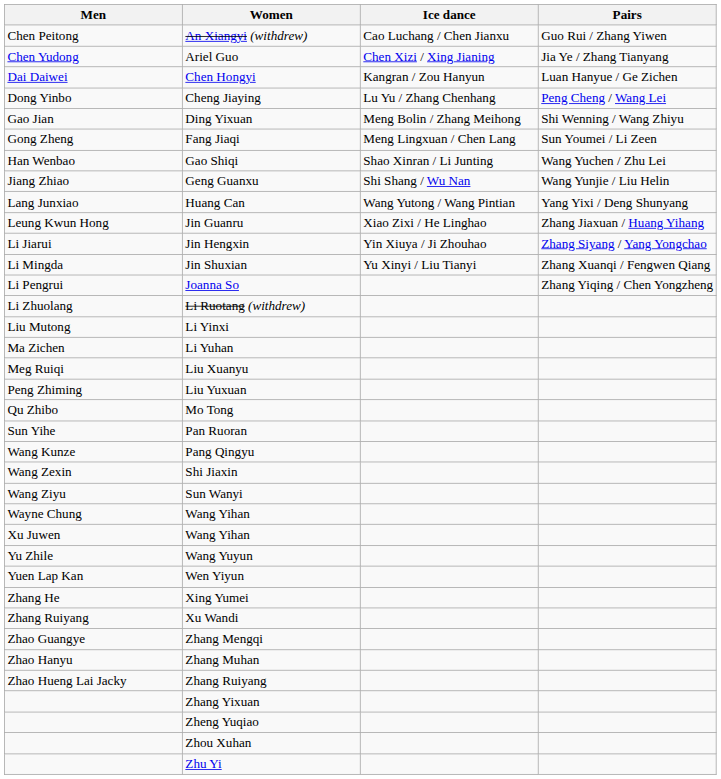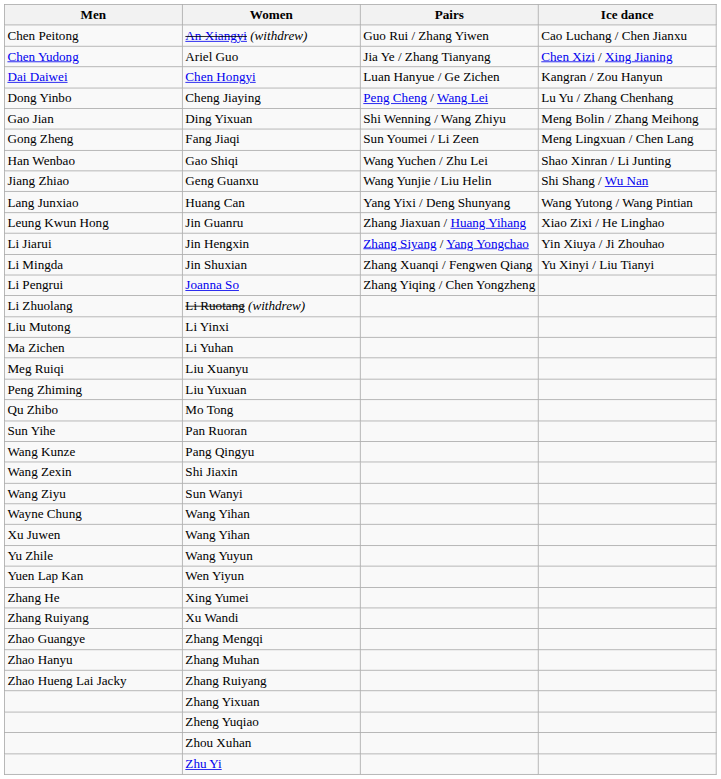columns swapped: (627, 14) <-> (449, 14)
